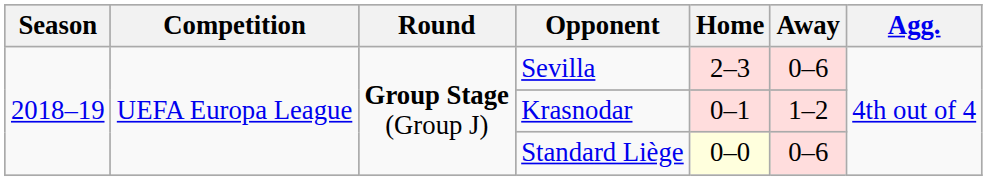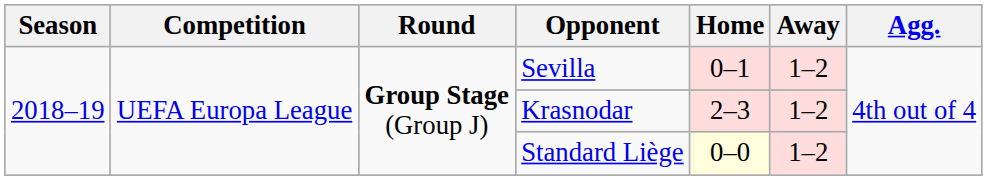(730, 68) 2–3 -> (730, 68) 0–1
(808, 68) 0–6 -> (808, 68) 1–2
(730, 110) 0–1 -> (730, 110) 2–3
(808, 152) 0–6 -> (808, 152) 1–2
